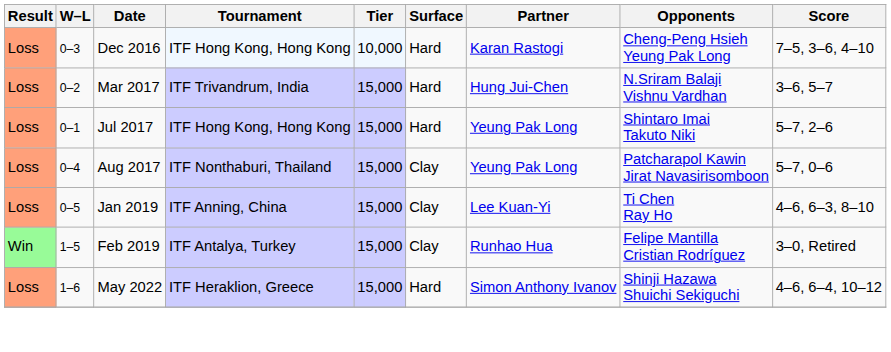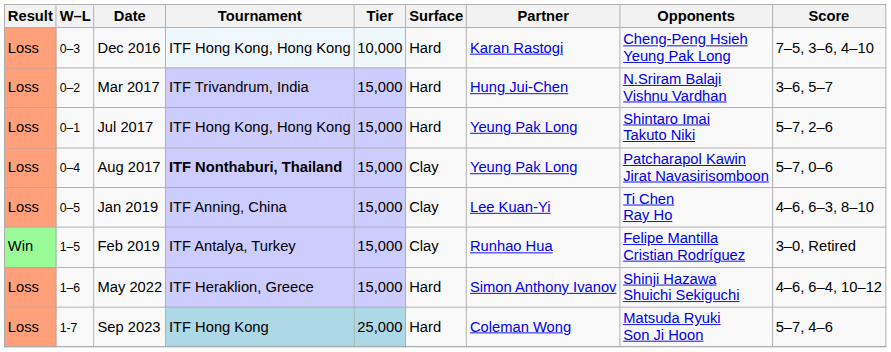(250, 167) normal -> (256, 167) bold
+ row: (129, 327)
